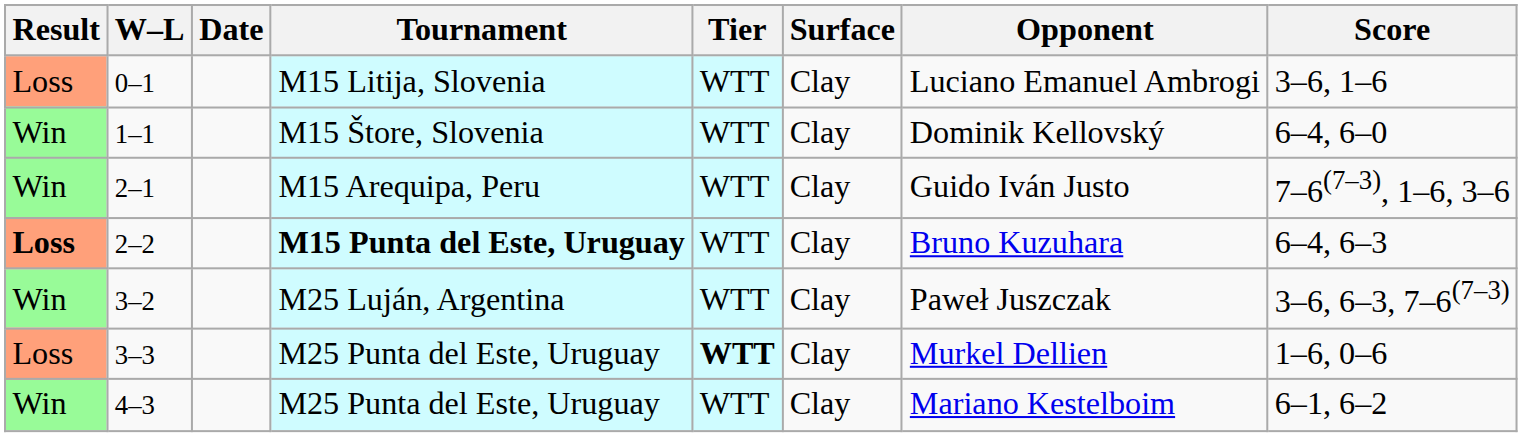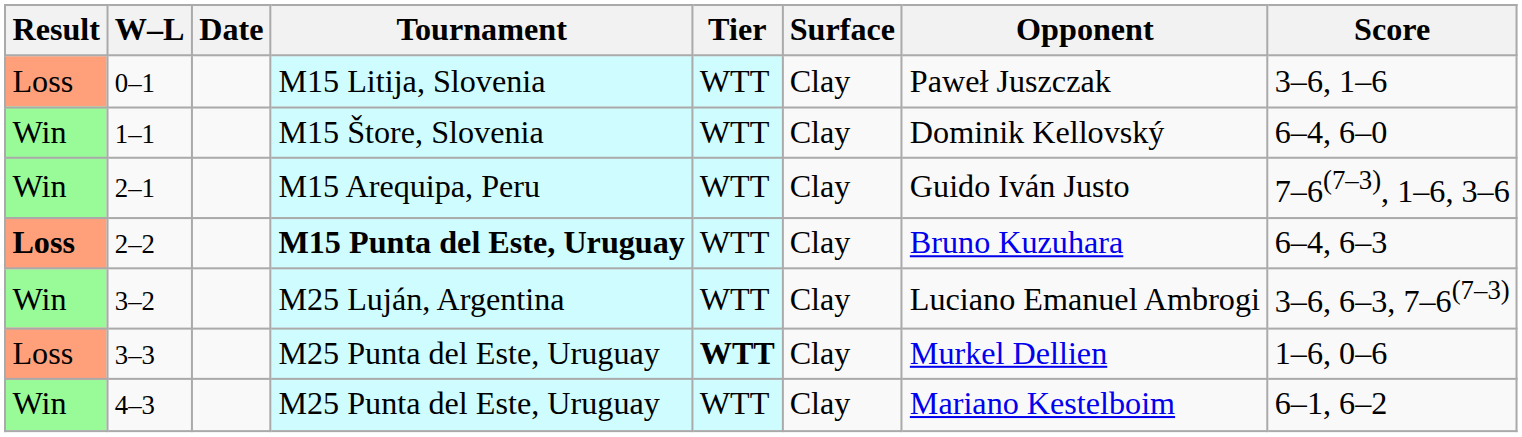(1085, 81) Luciano Emanuel Ambrogi -> (1010, 81) Paweł Juszczak
(1010, 298) Paweł Juszczak -> (1085, 298) Luciano Emanuel Ambrogi
